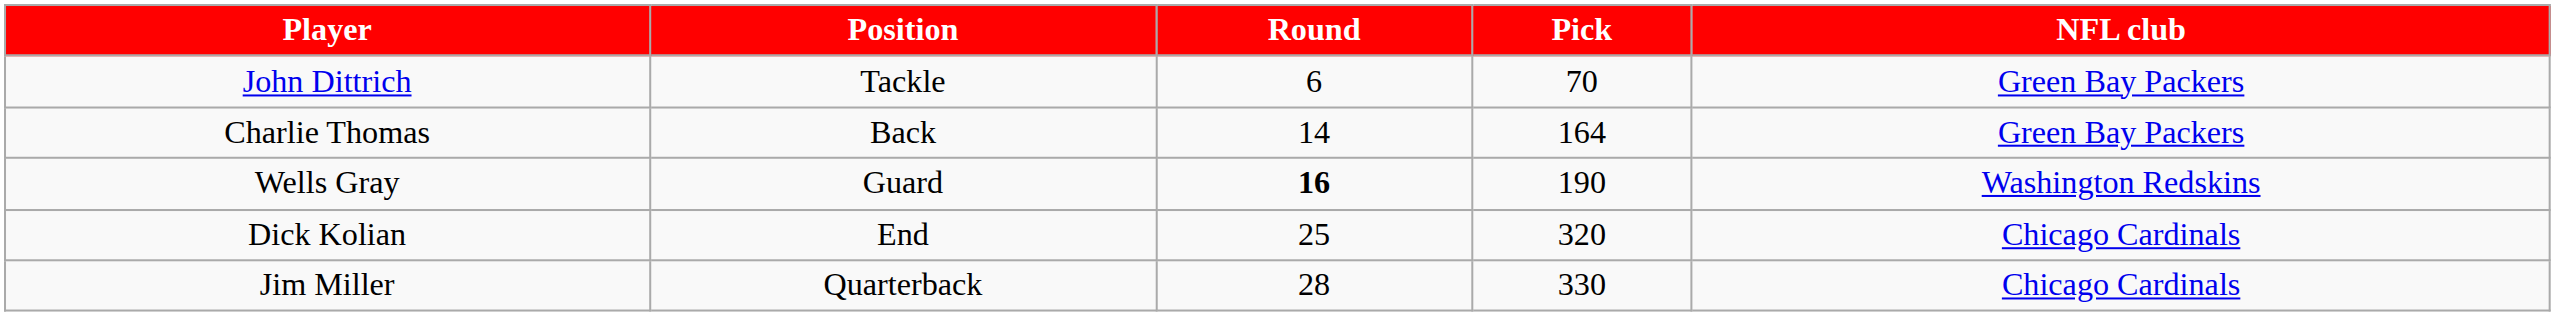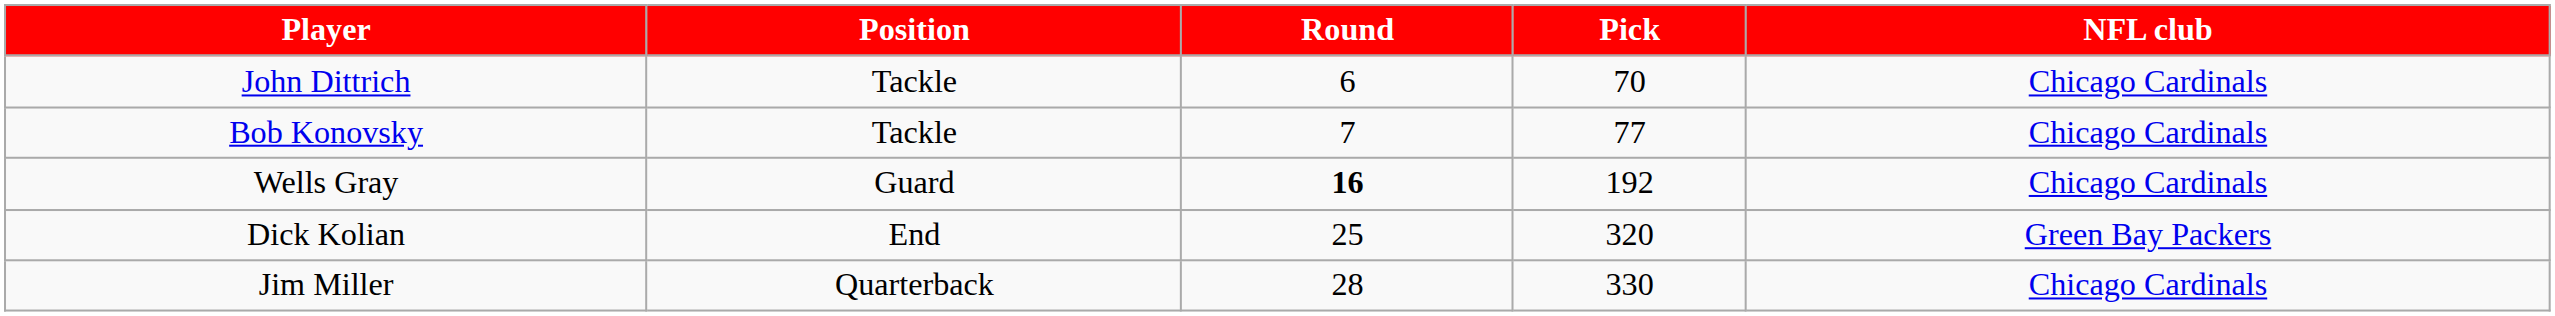(2121, 81) Green Bay Packers -> (2148, 81) Chicago Cardinals
+ row: (326, 132)
- row: (327, 132)
(1582, 183) 190 -> (1630, 183) 192
(2121, 183) Washington Redskins -> (2148, 183) Chicago Cardinals
(2121, 234) Chicago Cardinals -> (2148, 234) Green Bay Packers
